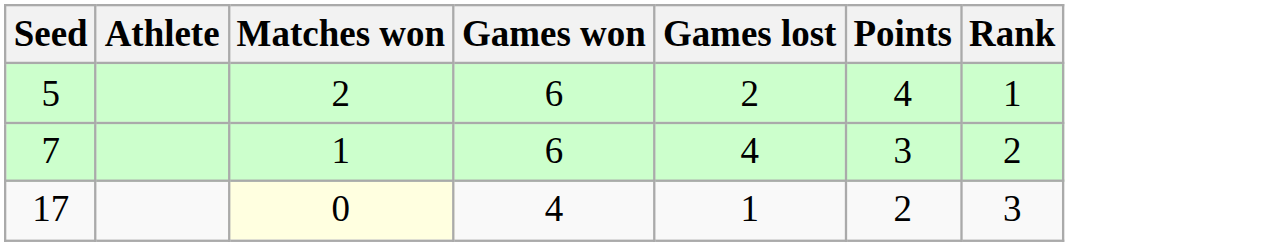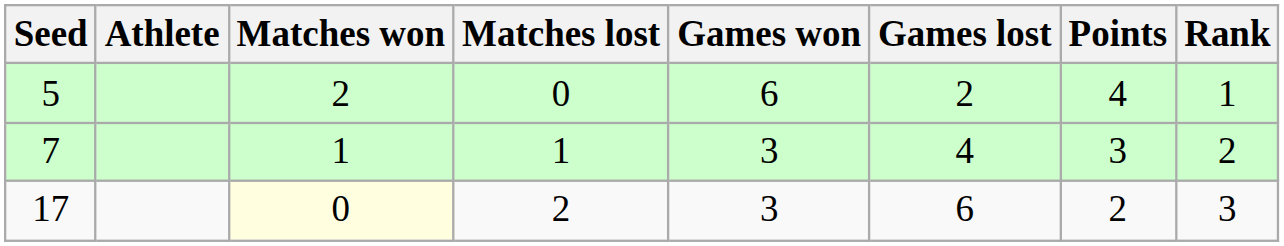+ column: (561, 33)
(554, 151) 6 -> (769, 151) 3
(554, 209) 4 -> (769, 209) 3
(750, 209) 1 -> (965, 209) 6
